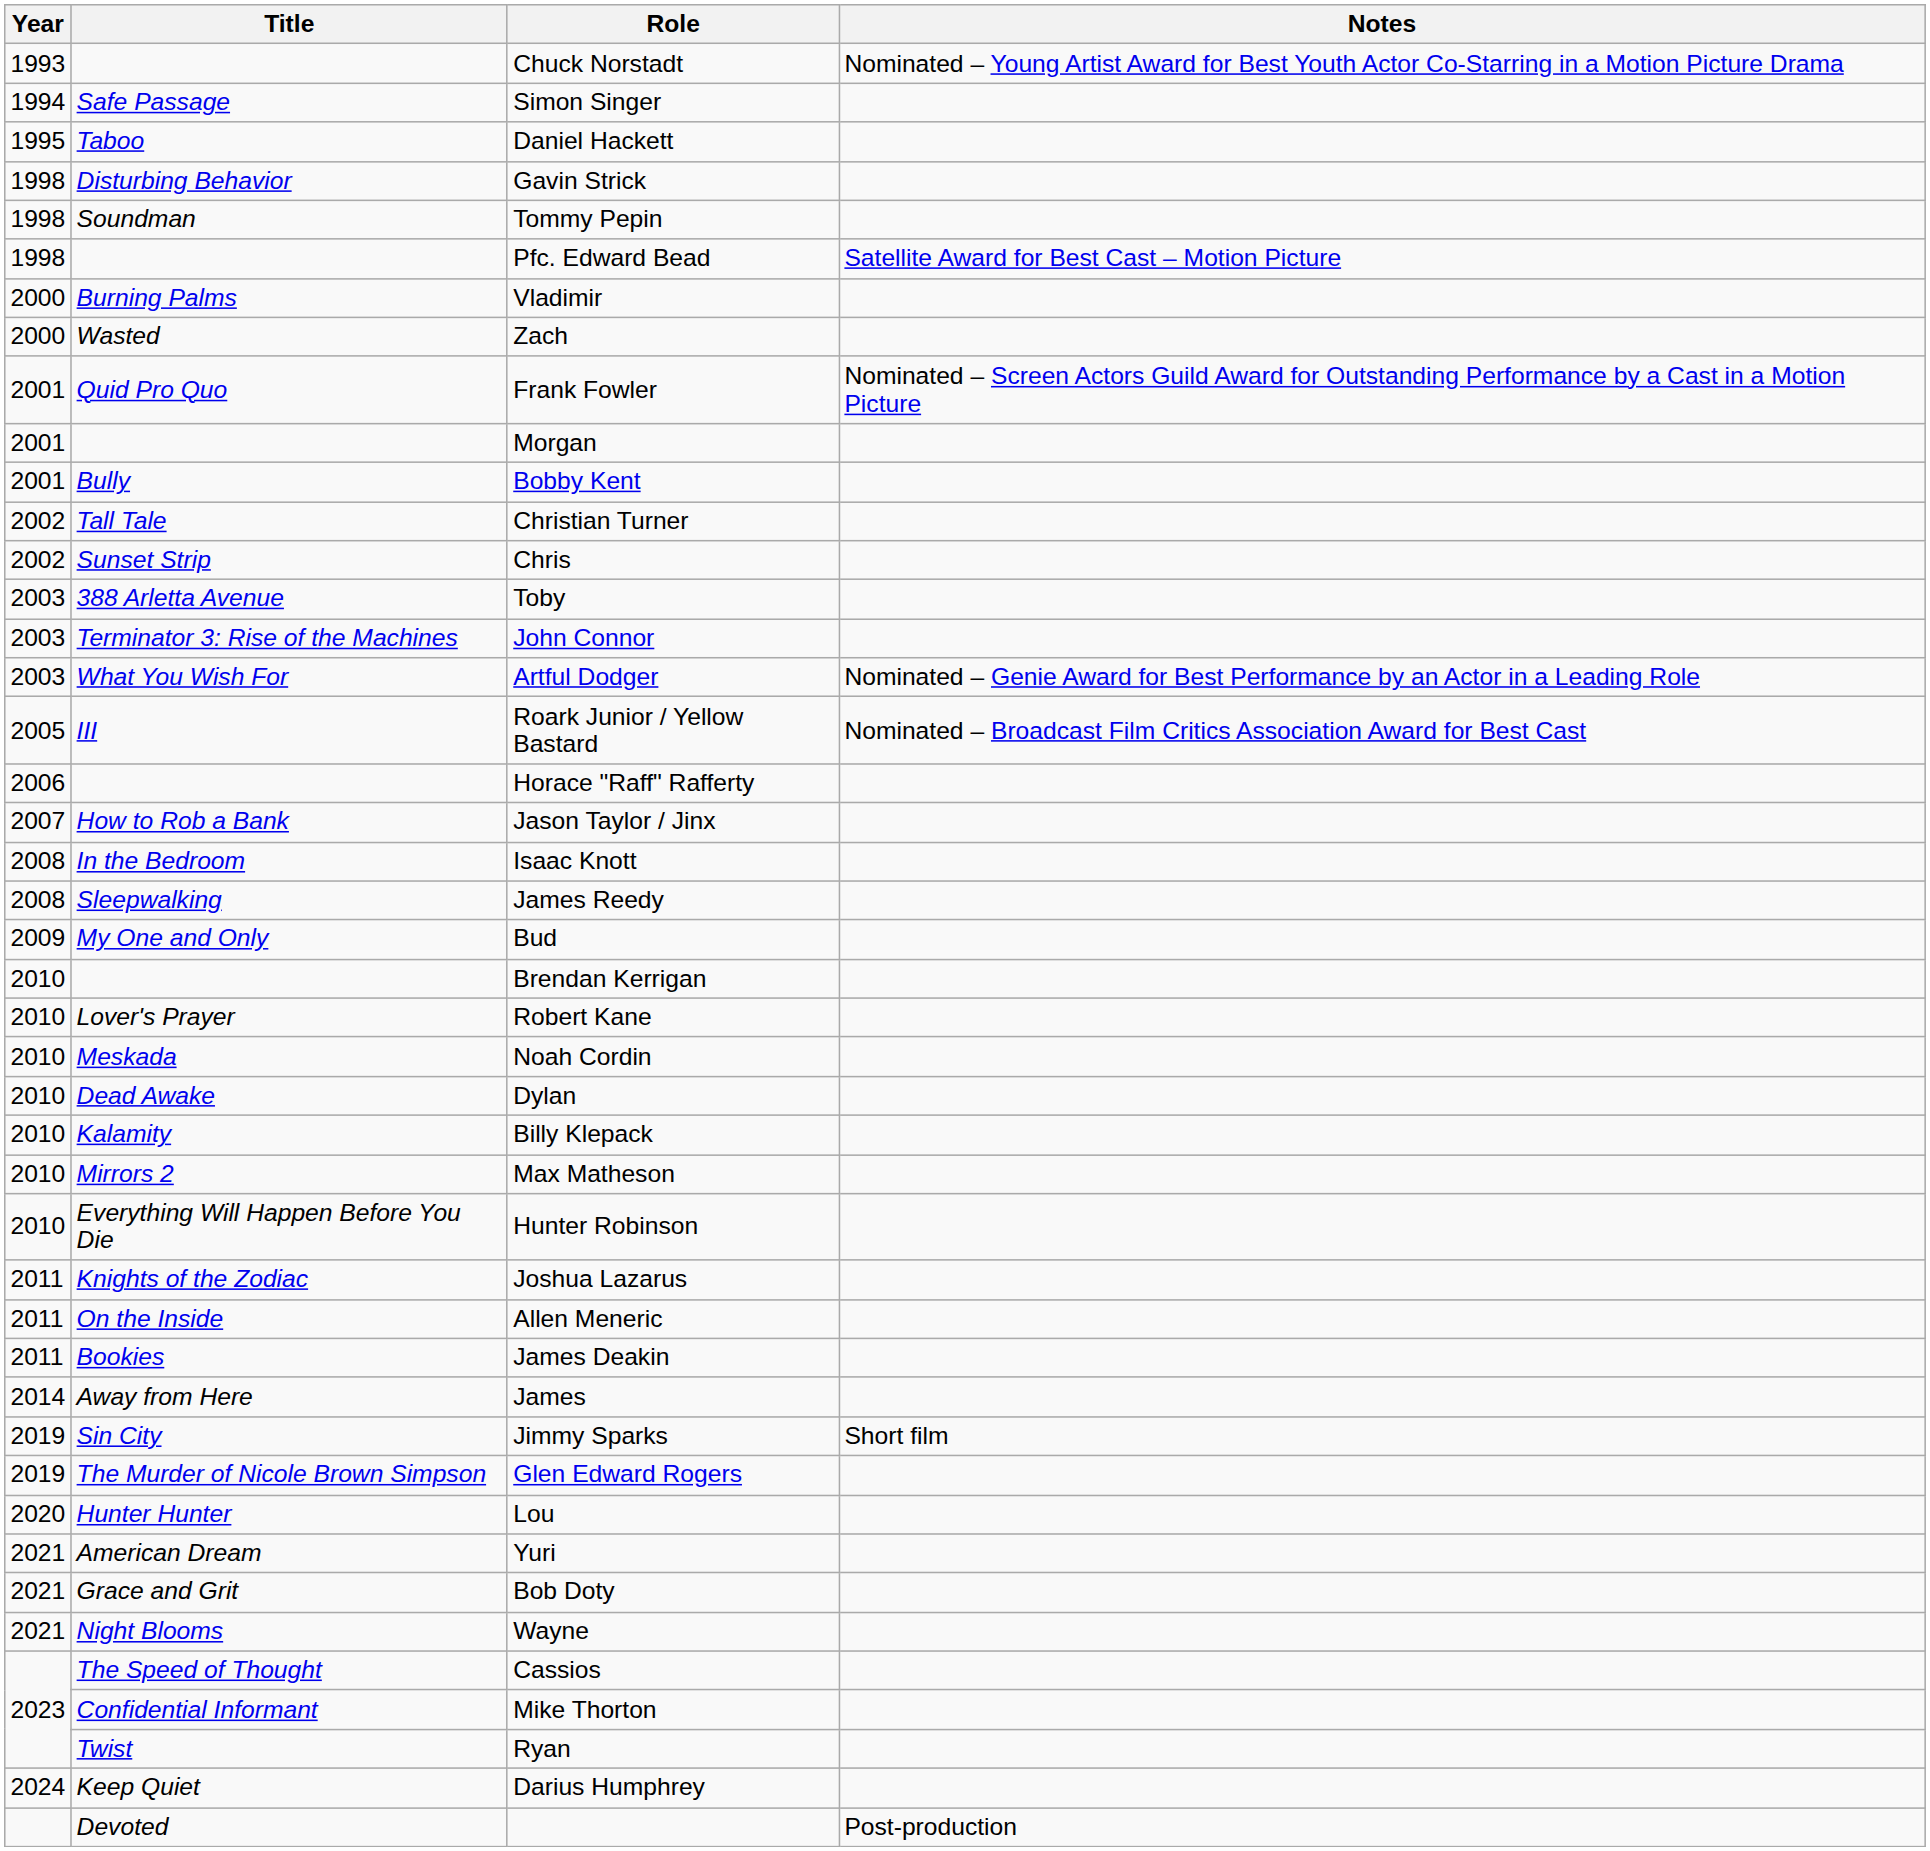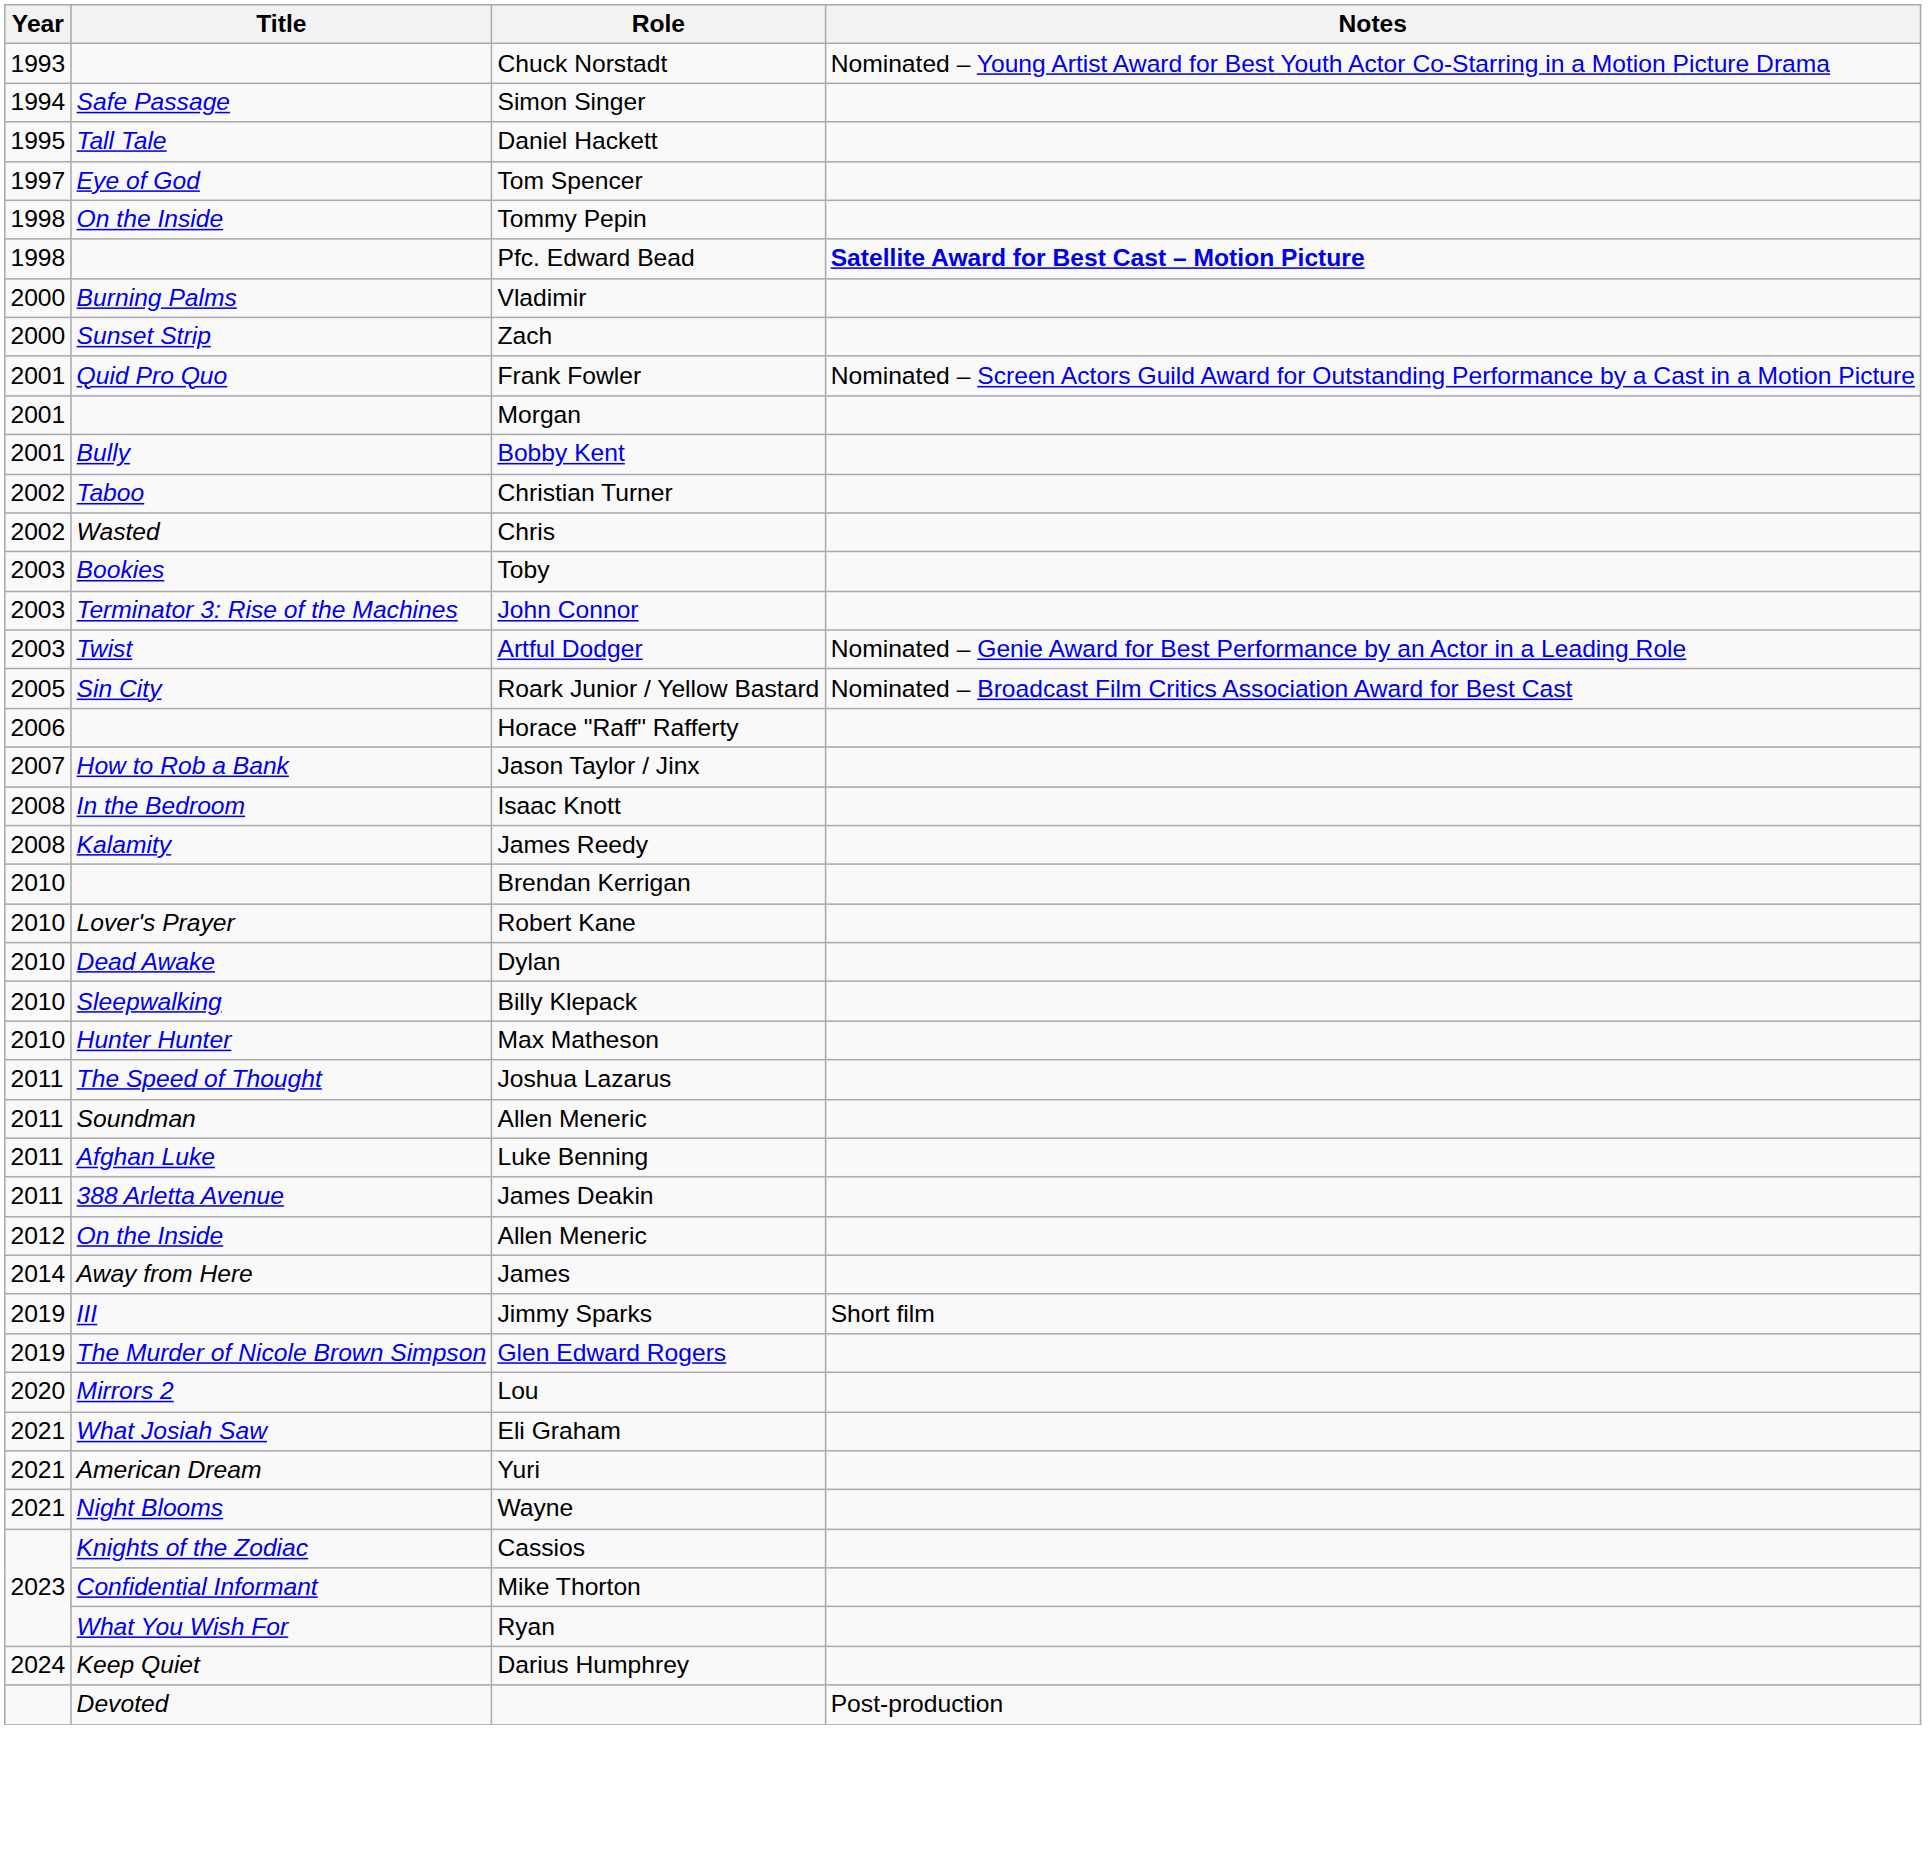(110, 141) Taboo -> (122, 141) Tall Tale
+ row: (38, 180)
- row: (38, 180)
(136, 219) Soundman -> (150, 219) On the Inside
(1093, 258) normal -> (1098, 258) bold
(118, 336) Wasted -> (144, 336) Sunset Strip
(122, 520) Tall Tale -> (110, 492) Taboo
(144, 559) Sunset Strip -> (118, 532) Wasted
(180, 598) 388 Arletta Avenue -> (120, 571) Bookies
(182, 676) What You Wish For -> (104, 649) Twist
(87, 729) III -> (119, 688) Sin City
(149, 900) Sleepwalking -> (124, 844) Kalamity
- row: (38, 939)
- row: (38, 1056)
(124, 1134) Kalamity -> (149, 1000) Sleepwalking
(125, 1173) Mirrors 2 -> (154, 1040) Hunter Hunter
- row: (38, 1226)
(192, 1279) Knights of the Zodiac -> (199, 1079) The Speed of Thought
(150, 1318) On the Inside -> (136, 1118) Soundman
+ row: (37, 1157)
(120, 1357) Bookies -> (180, 1196) 388 Arletta Avenue
+ row: (38, 1235)
(119, 1435) Sin City -> (87, 1313) III
(154, 1513) Hunter Hunter -> (125, 1391) Mirrors 2
+ row: (38, 1430)
- row: (38, 1592)
(199, 1670) The Speed of Thought -> (192, 1548) Knights of the Zodiac
(104, 1748) Twist -> (182, 1626) What You Wish For
